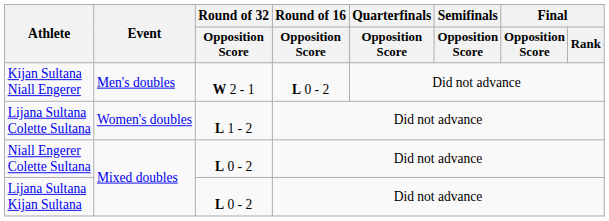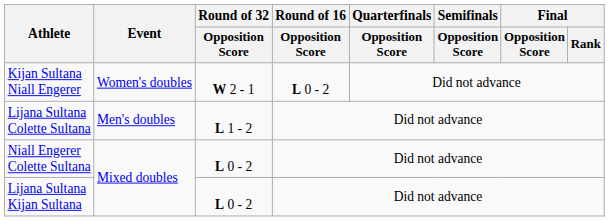(136, 82) Men's doubles -> (144, 82) Women's doubles
(144, 120) Women's doubles -> (136, 120) Men's doubles
